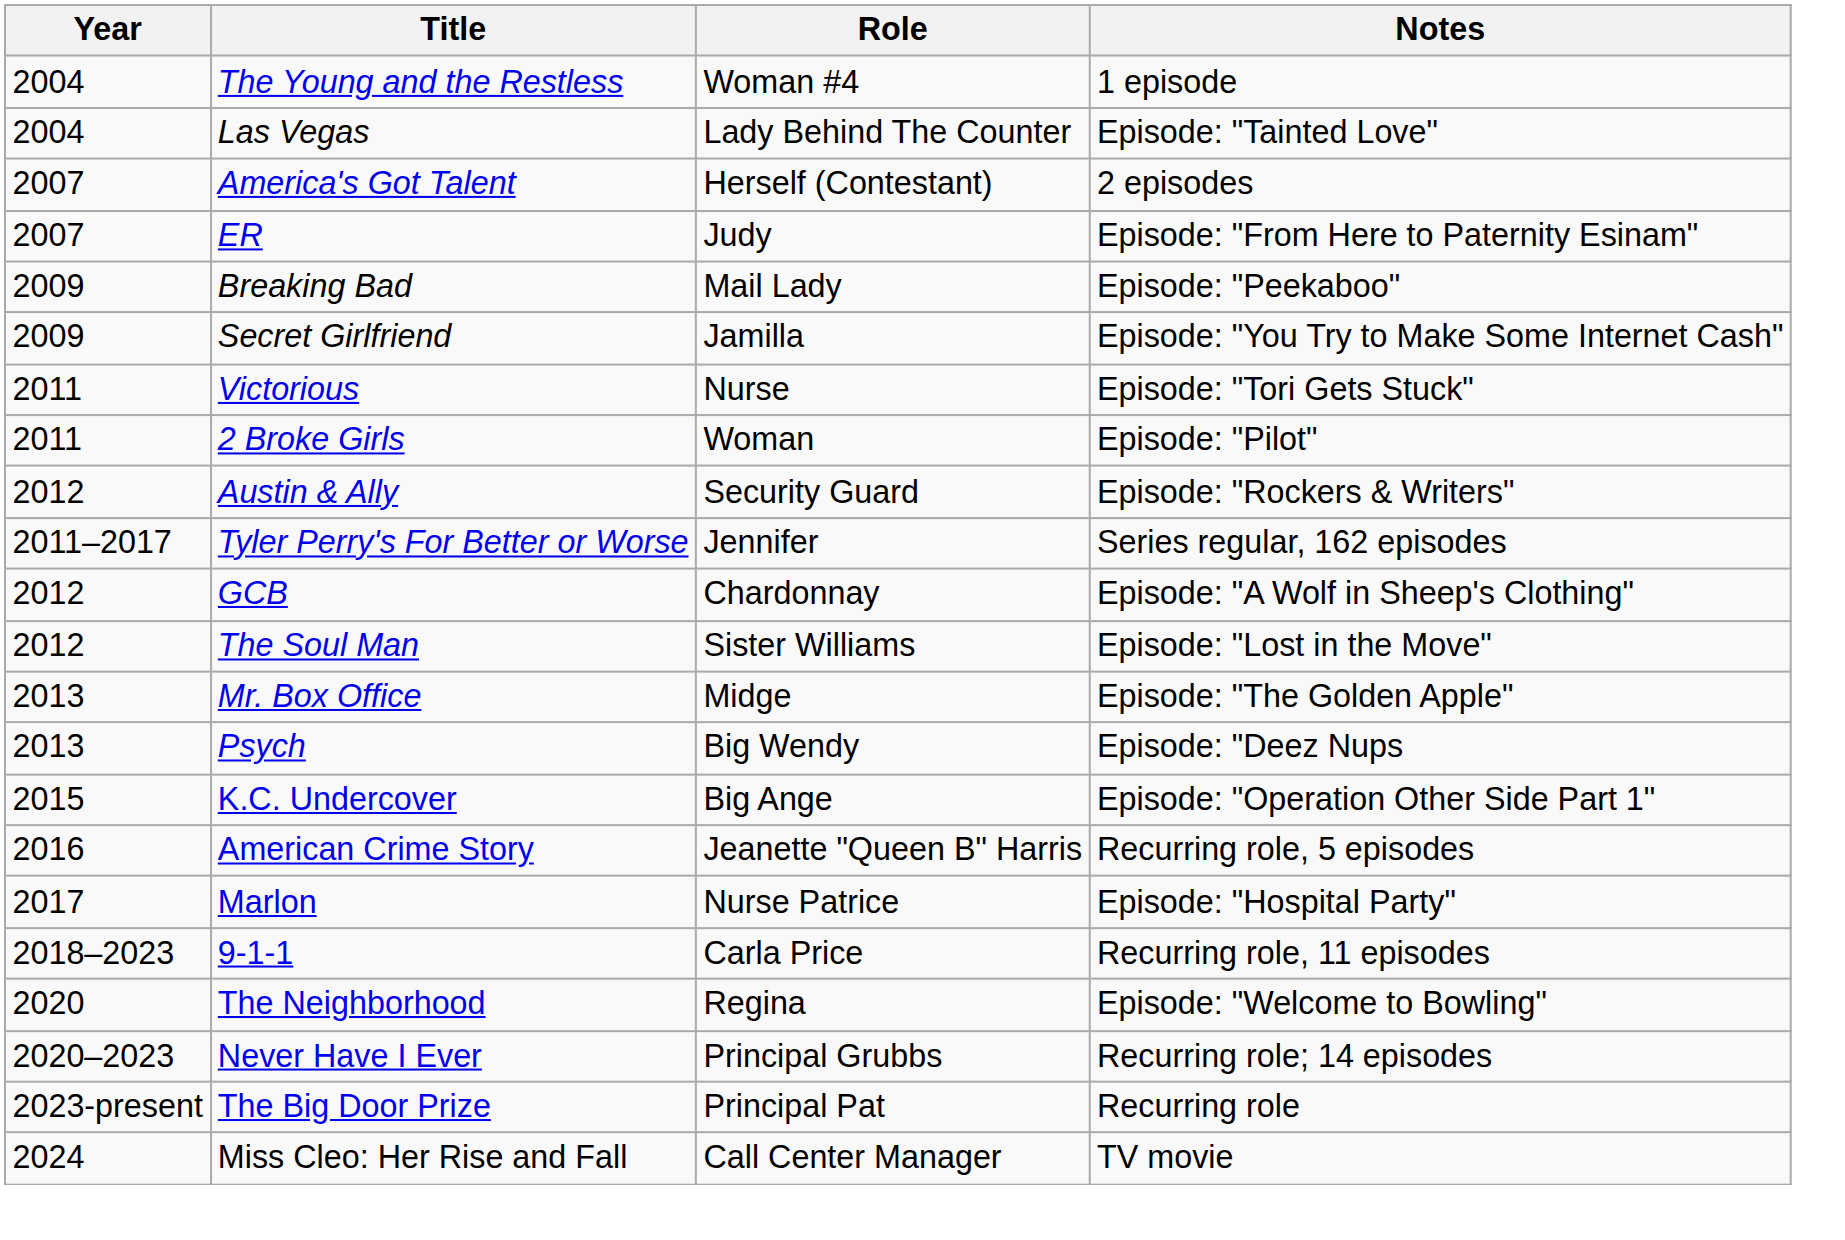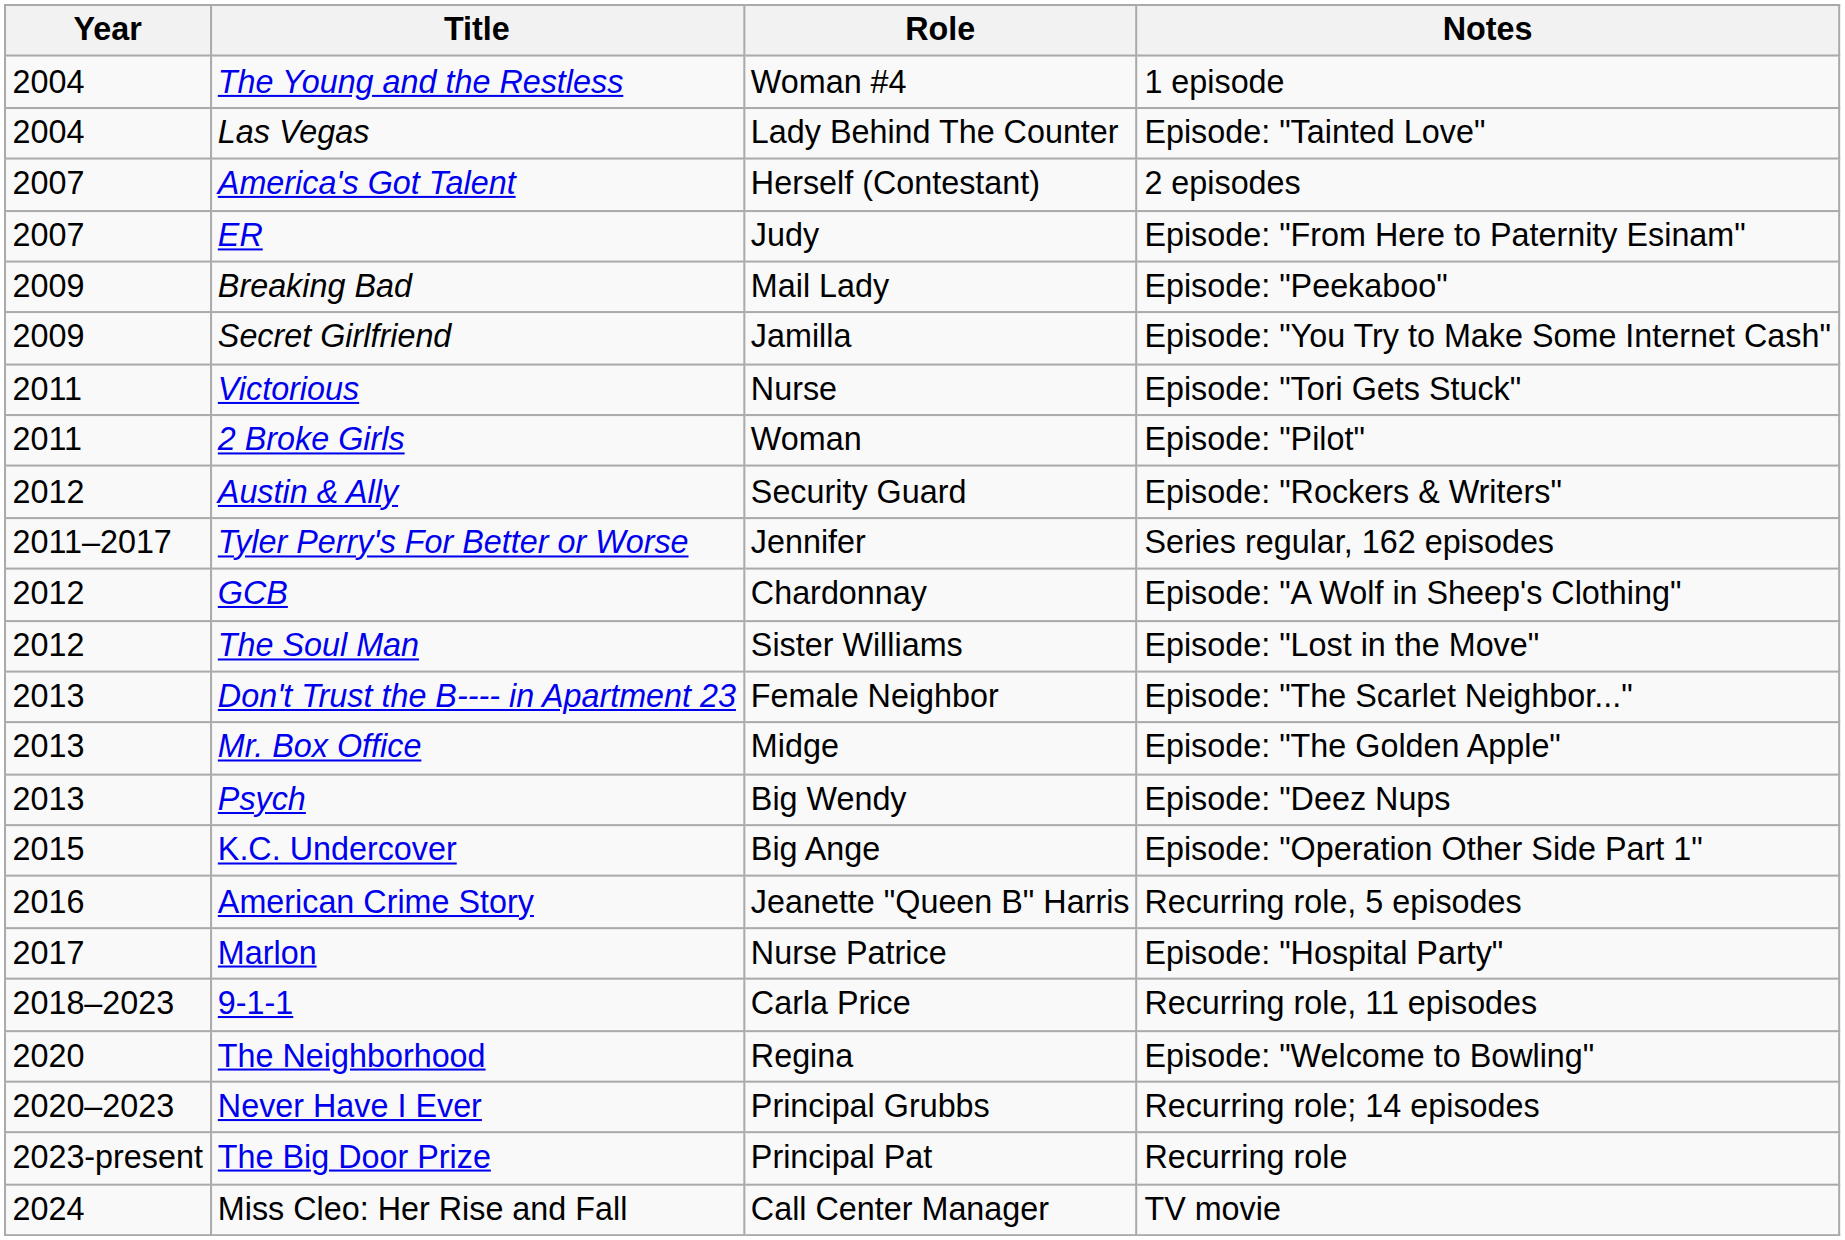+ row: (477, 696)
